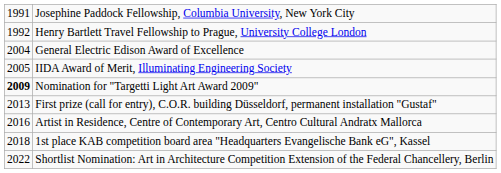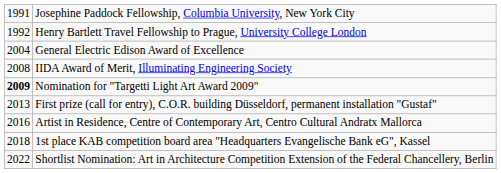(19, 68) 2005 -> (19, 68) 2008
